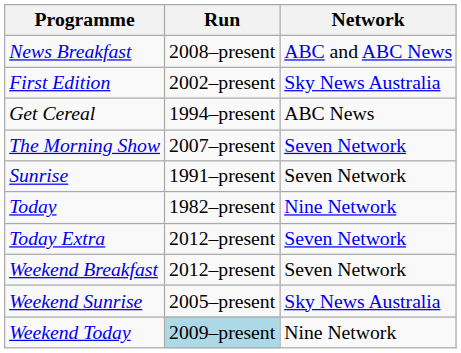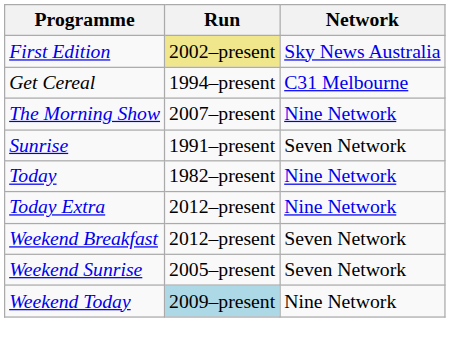- row: (70, 51)
(222, 82) no background -> (222, 51) khaki background
(329, 113) ABC News -> (346, 82) C31 Melbourne
(345, 144) Seven Network -> (340, 113) Nine Network
(345, 238) Seven Network -> (340, 207) Nine Network
(362, 301) Sky News Australia -> (345, 269) Seven Network
